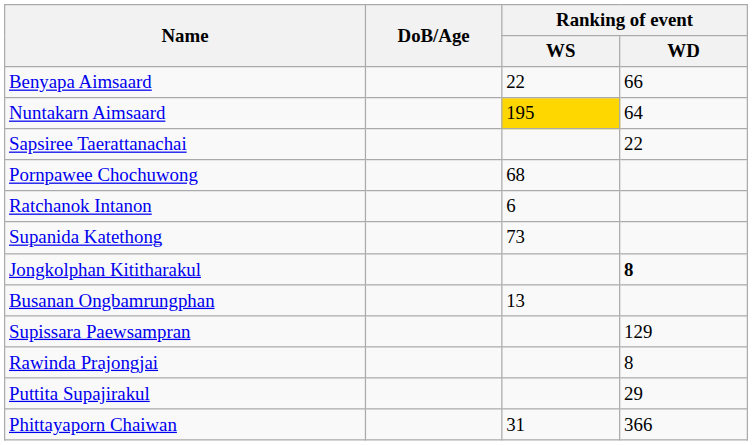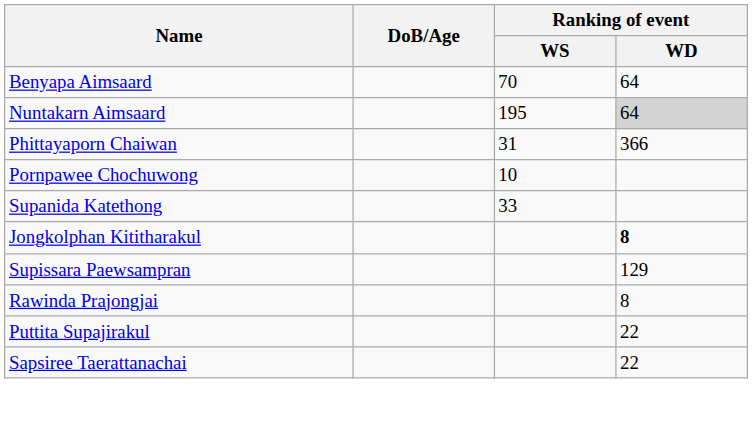(516, 82) 22 -> (508, 82) 70
(634, 82) 66 -> (629, 82) 64
(520, 113) gold background -> (512, 113) no background
(634, 113) no background -> (629, 113) lightgrey background
rows swapped: (93, 424) <-> (98, 144)
(516, 175) 68 -> (508, 175) 10
- row: (80, 206)
(516, 237) 73 -> (508, 206) 33
- row: (112, 299)
(634, 393) 29 -> (629, 331) 22
